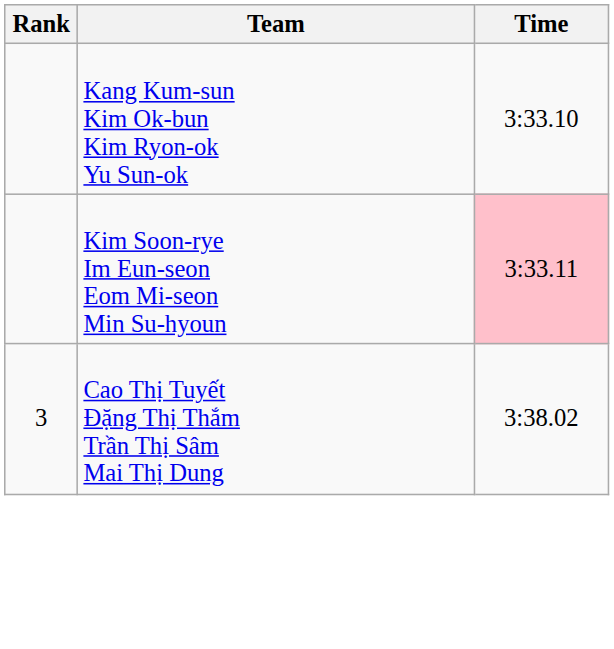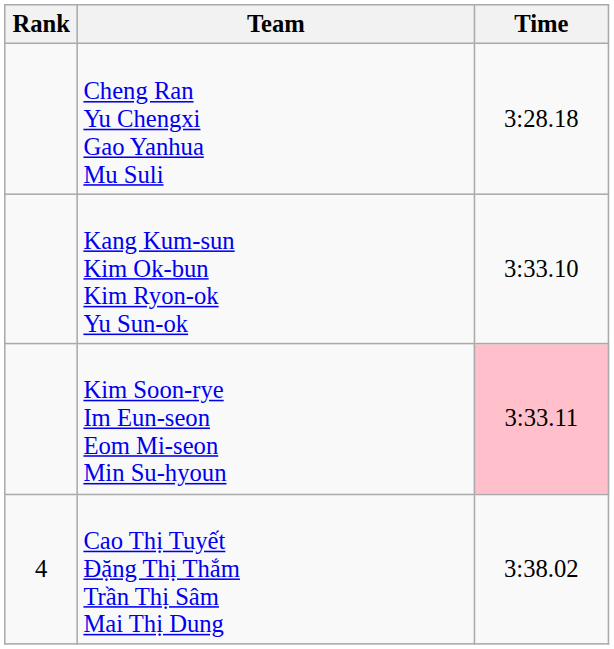+ row: (144, 132)
(41, 418) 3 -> (41, 568) 4
